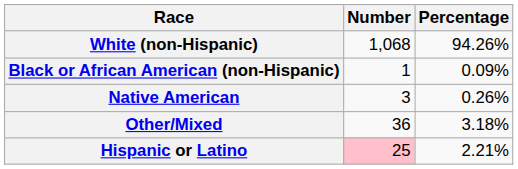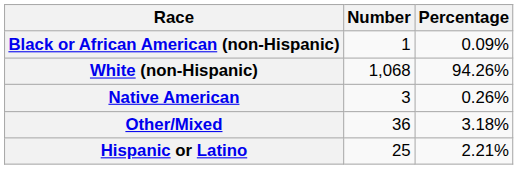rows swapped: (174, 44) <-> (174, 71)
(401, 151) pink background -> (401, 151) no background
